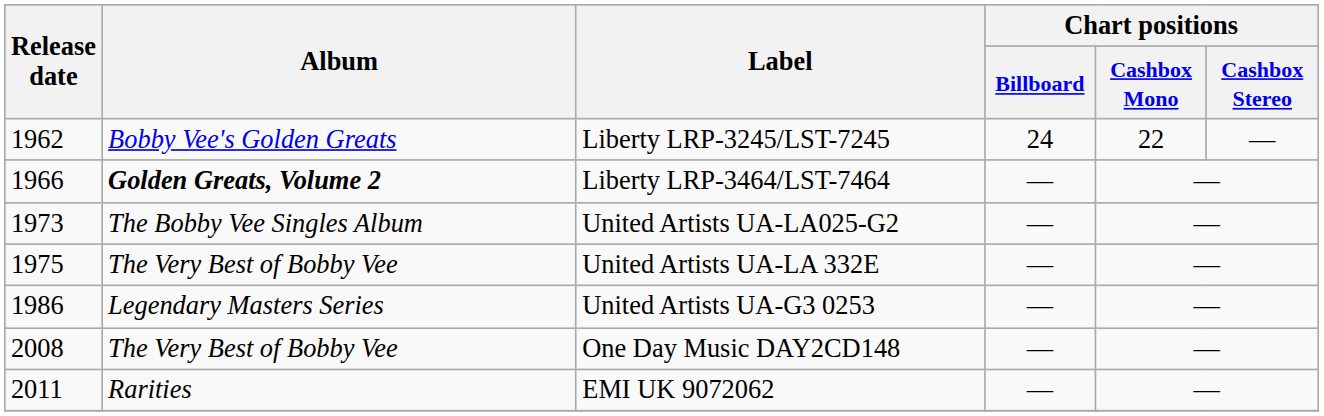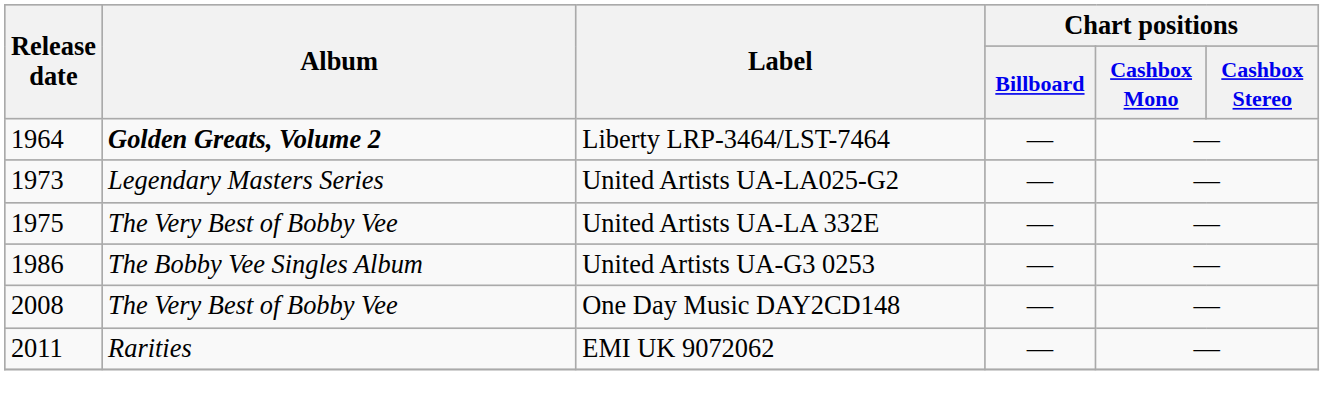- row: (736, 138)
(37, 180) 1966 -> (37, 138) 1964
(265, 222) The Bobby Vee Singles Album -> (246, 180) Legendary Masters Series
(246, 306) Legendary Masters Series -> (265, 264) The Bobby Vee Singles Album
